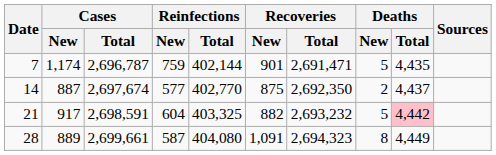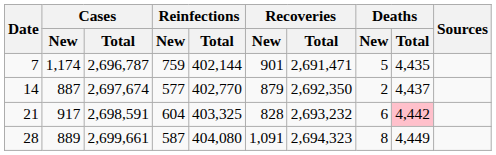(272, 89) 875 -> (272, 89) 879
(272, 114) 882 -> (272, 114) 828
(384, 114) 5 -> (384, 114) 6
